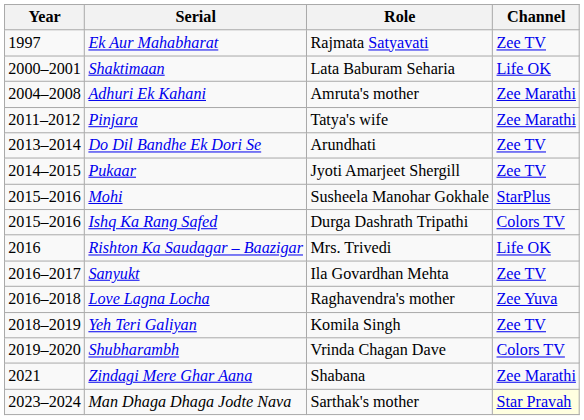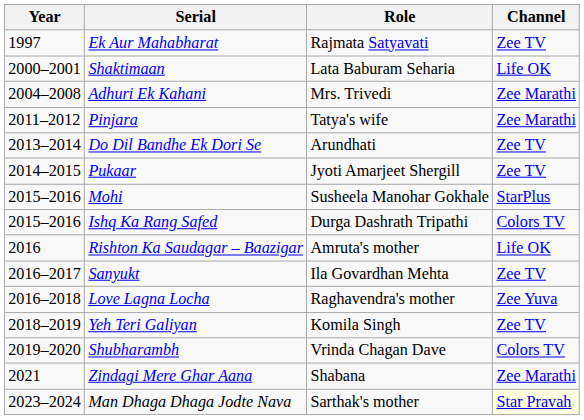(365, 94) Amruta's mother -> (351, 94) Mrs. Trivedi
(351, 247) Mrs. Trivedi -> (365, 247) Amruta's mother
